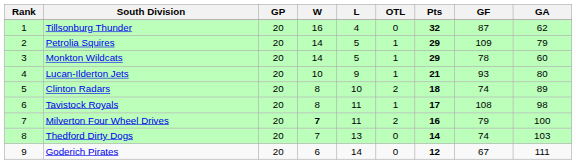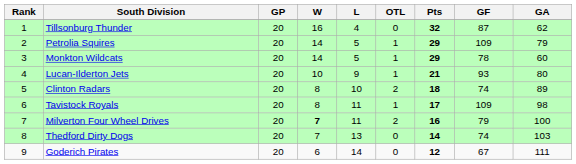(484, 105) 108 -> (484, 105) 109
